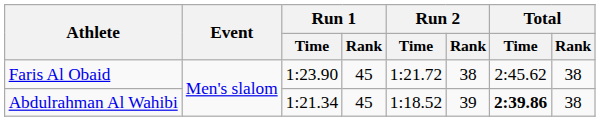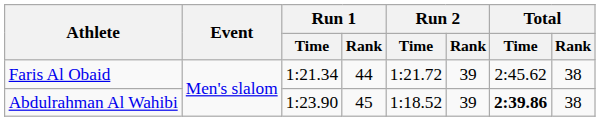(312, 74) 1:23.90 -> (312, 74) 1:21.34
(364, 74) 45 -> (364, 74) 44
(468, 74) 38 -> (468, 74) 39
(312, 102) 1:21.34 -> (312, 102) 1:23.90
